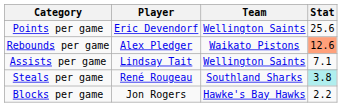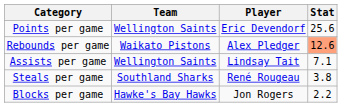columns swapped: (156, 13) <-> (254, 13)
(322, 78) paleturquoise background -> (322, 78) no background
